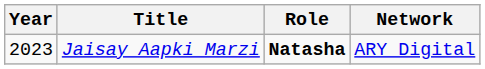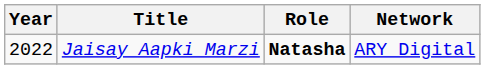(31, 50) 2023 -> (31, 50) 2022
